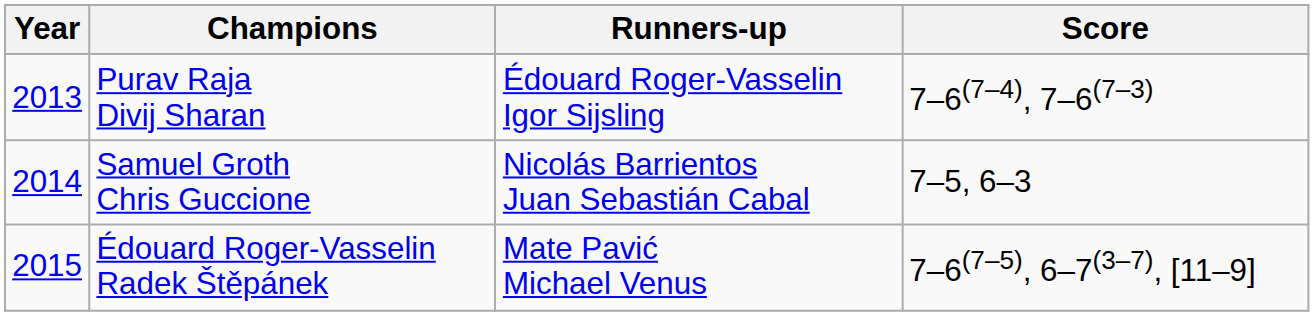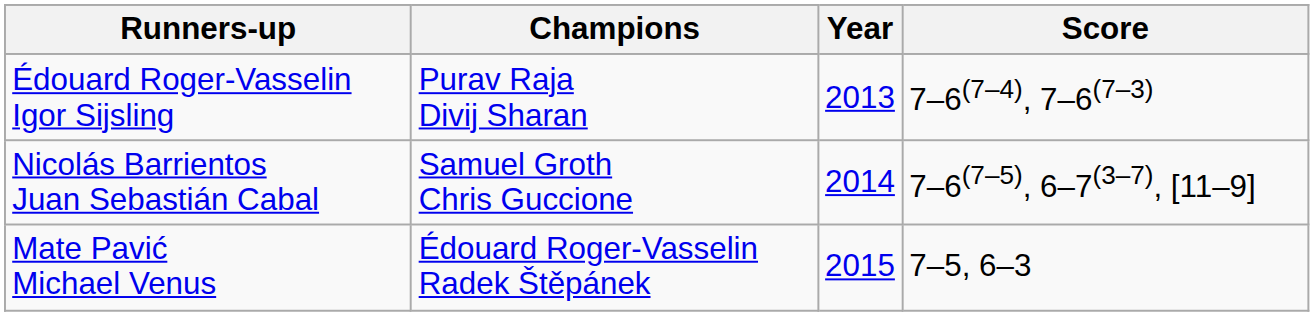columns swapped: (47, 29) <-> (699, 29)
(970, 181) 7–5, 6–3 -> (1083, 181) 7–6(7–5), 6–7(3–7), [11–9]
(1083, 266) 7–6(7–5), 6–7(3–7), [11–9] -> (970, 266) 7–5, 6–3
